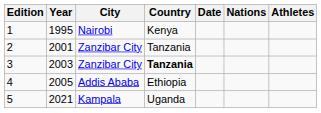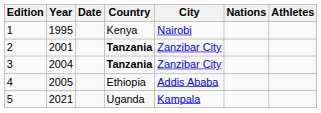columns swapped: (110, 13) <-> (210, 13)
(169, 47) normal -> (129, 47) bold
(61, 64) 2003 -> (61, 64) 2004
